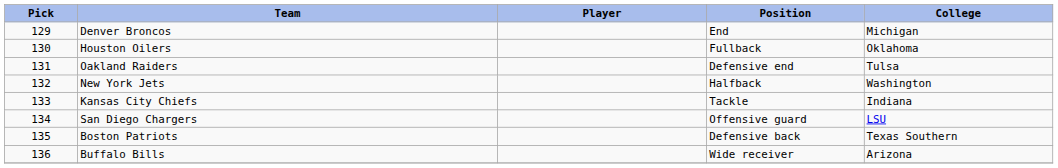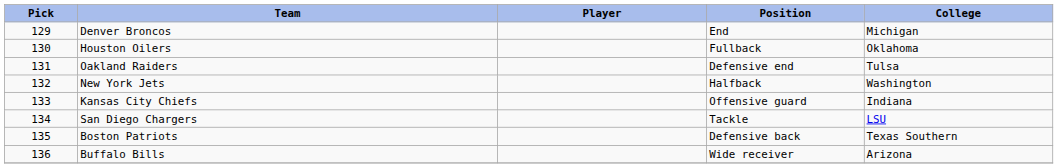(729, 101) Tackle -> (758, 101) Offensive guard
(758, 119) Offensive guard -> (729, 119) Tackle
